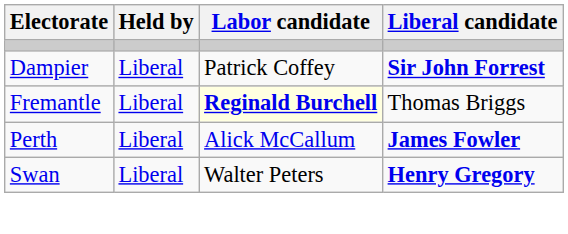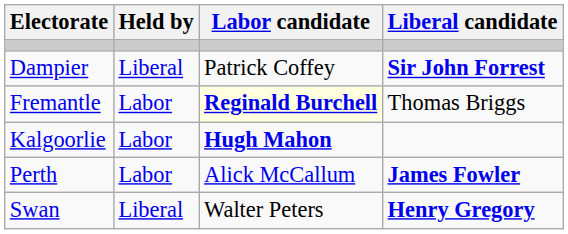(151, 103) Liberal -> (145, 103) Labor
+ row: (58, 139)
(151, 139) Liberal -> (145, 174) Labor
